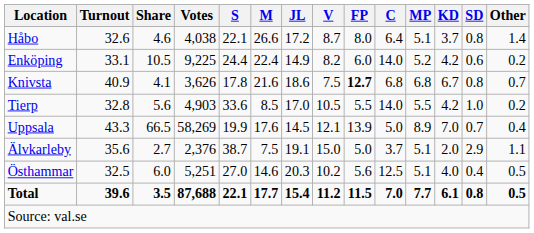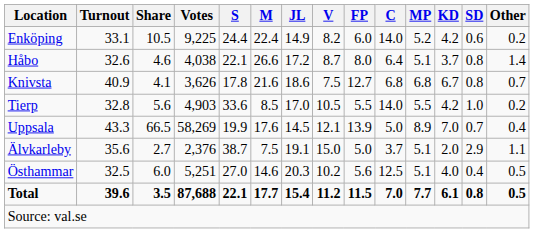rows swapped: (35, 60) <-> (23, 37)
(359, 82) bold -> (359, 82) normal
